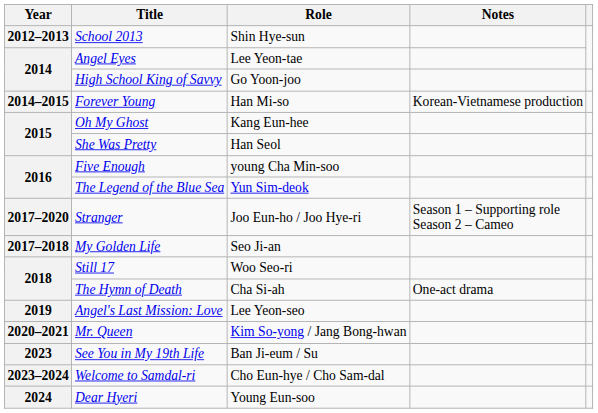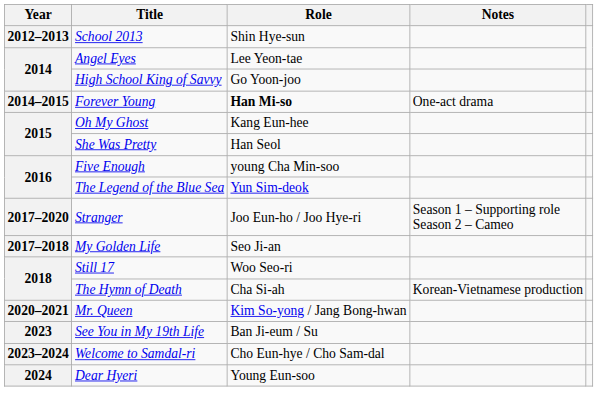(260, 101) normal -> (261, 101) bold
(498, 101) Korean-Vietnamese production -> (453, 101) One-act drama
(453, 289) One-act drama -> (498, 289) Korean-Vietnamese production
- row: (149, 310)
